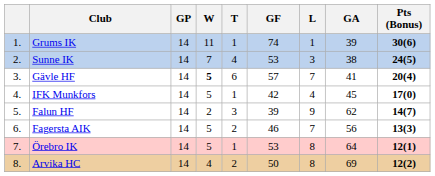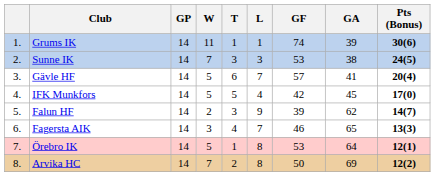columns swapped: (312, 19) <-> (273, 19)
(234, 59) 4 -> (234, 59) 3
(209, 77) bold -> (209, 77) normal
(234, 94) 1 -> (234, 94) 5
(209, 128) 5 -> (209, 128) 3
(234, 128) 2 -> (234, 128) 4
(351, 128) 56 -> (351, 128) 65
(209, 163) 4 -> (209, 163) 7
